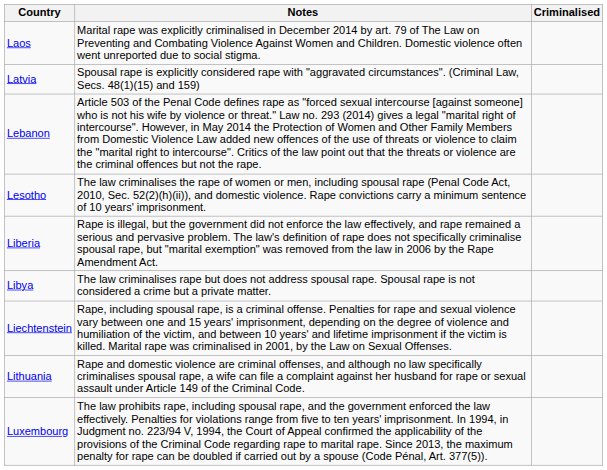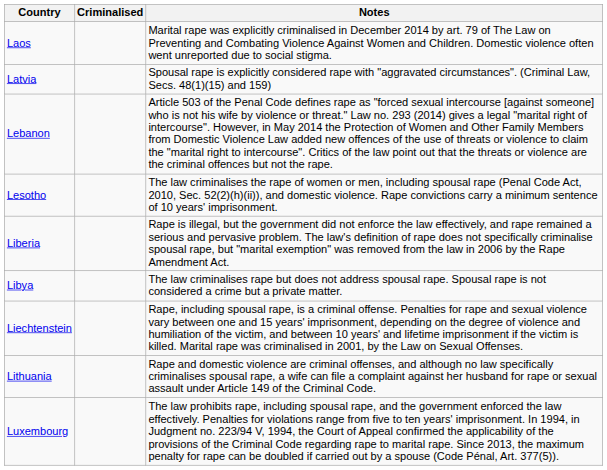columns swapped: (567, 13) <-> (303, 13)
